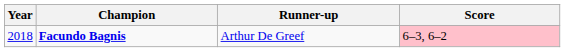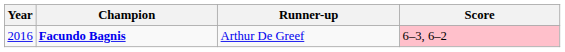(20, 36) 2018 -> (20, 36) 2016
